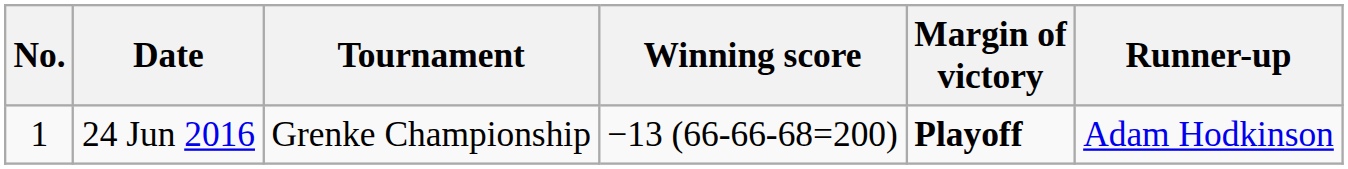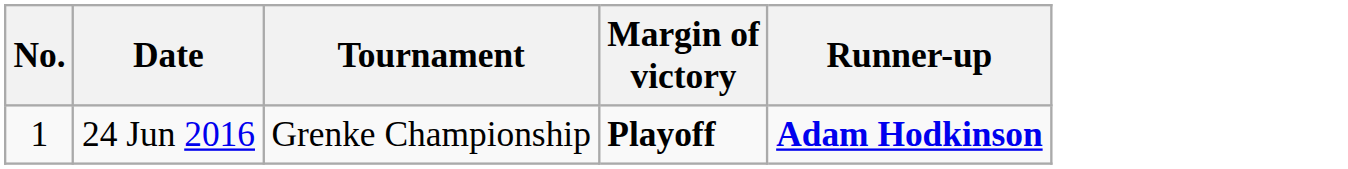- column: (753, 54)
(1208, 134) normal -> (909, 134) bold
